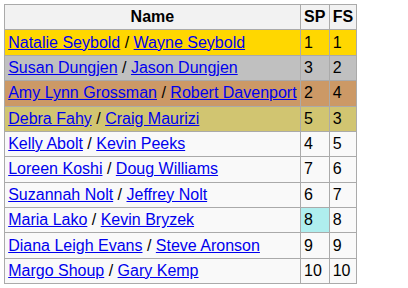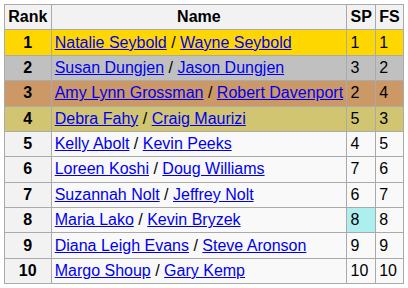+ column: (28, 17)
